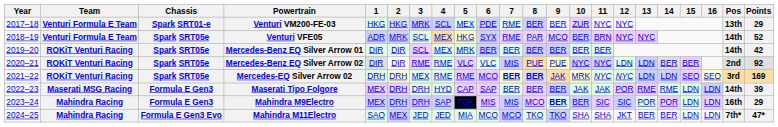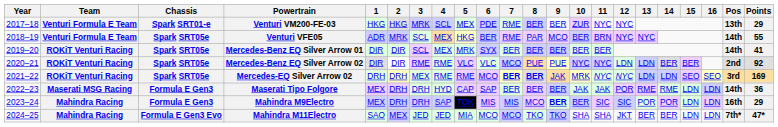(488, 37) SYX -> (488, 37) BER
(759, 37) 52 -> (759, 37) 55
(488, 50) BER -> (488, 50) SYX
(759, 50) 42 -> (759, 50) 41
(511, 63) MIS -> (511, 63) MCO
(759, 89) 39 -> (759, 89) 36
